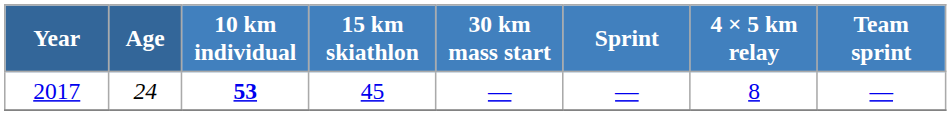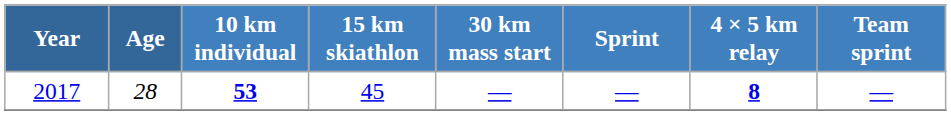(145, 90) 24 -> (145, 90) 28
(754, 90) normal -> (754, 90) bold
